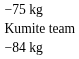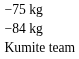rows swapped: (24, 47) <-> (40, 28)
